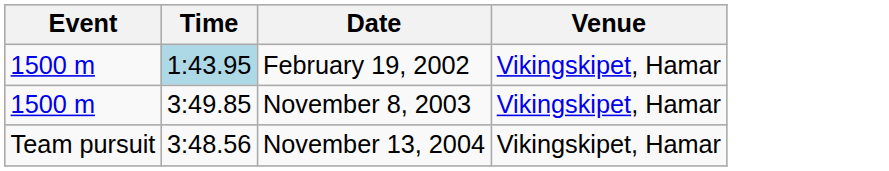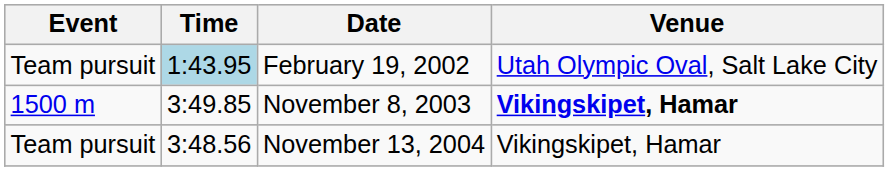(53, 64) 1500 m -> (83, 64) Team pursuit
(609, 64) Vikingskipet, Hamar -> (687, 64) Utah Olympic Oval, Salt Lake City
(609, 104) normal -> (617, 104) bold
